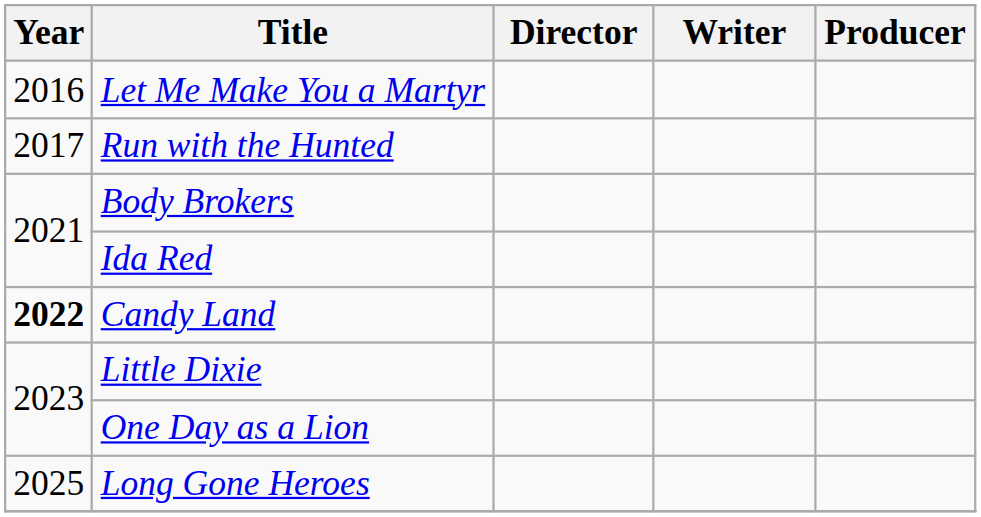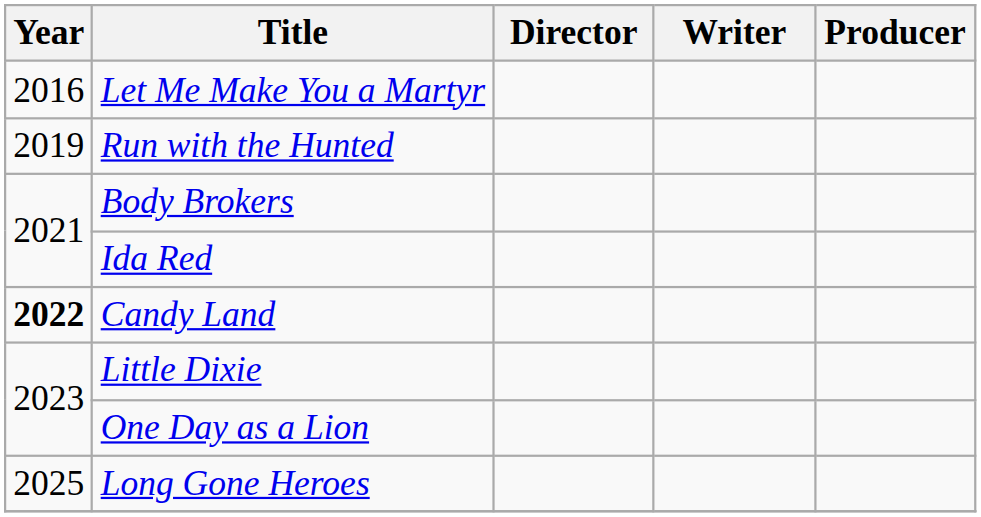(49, 145) 2017 -> (49, 145) 2019
